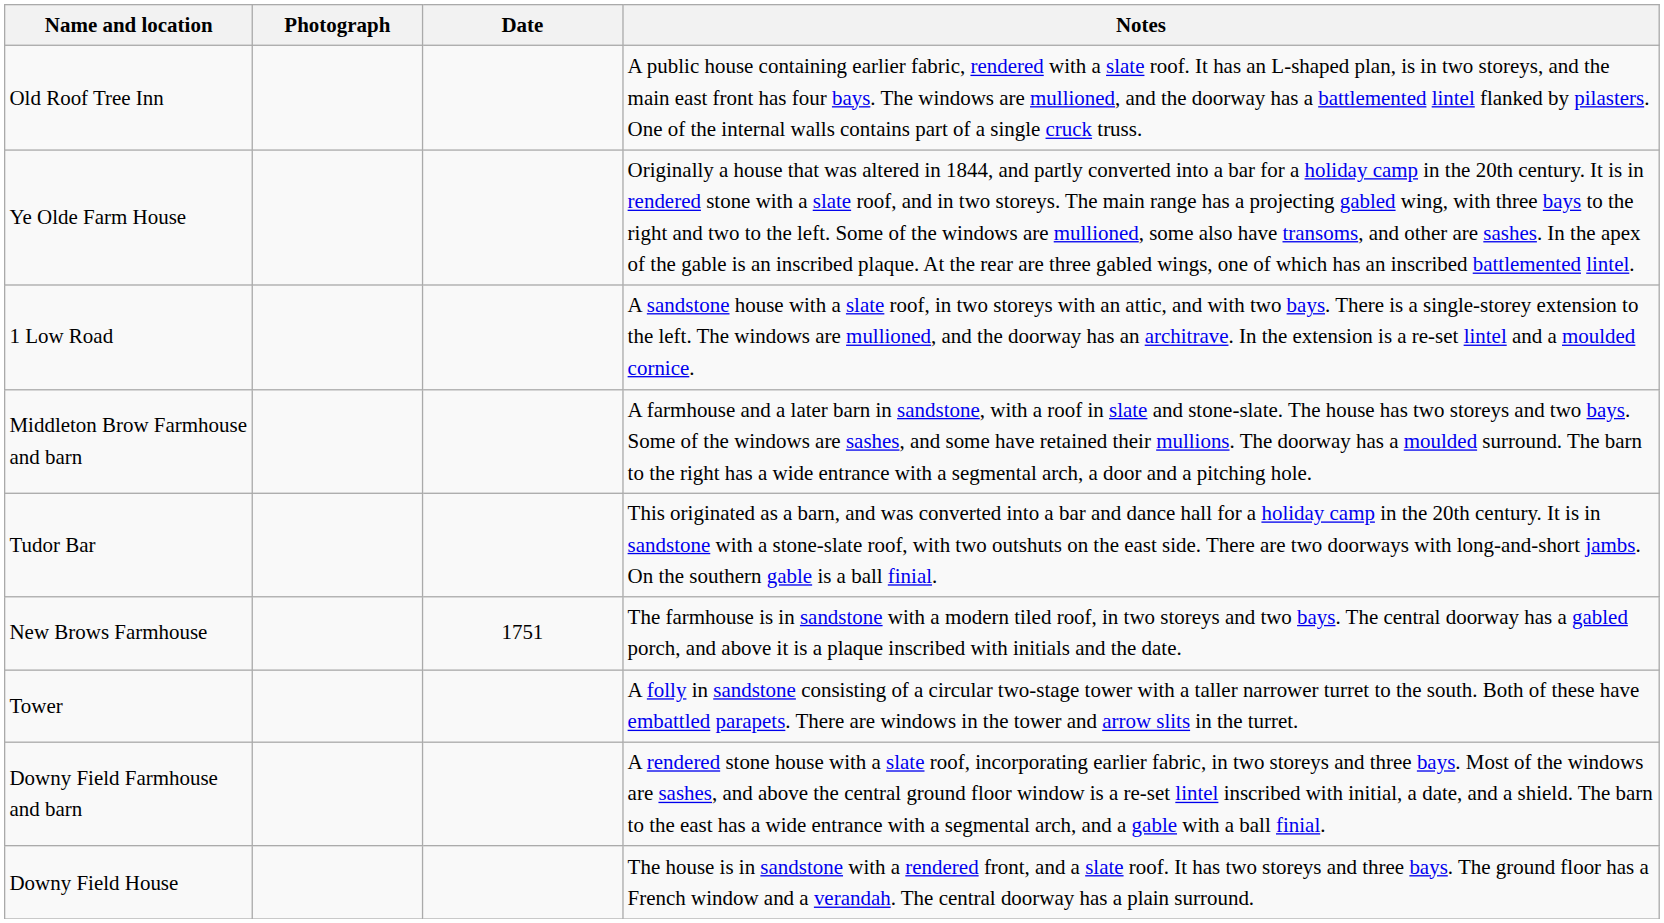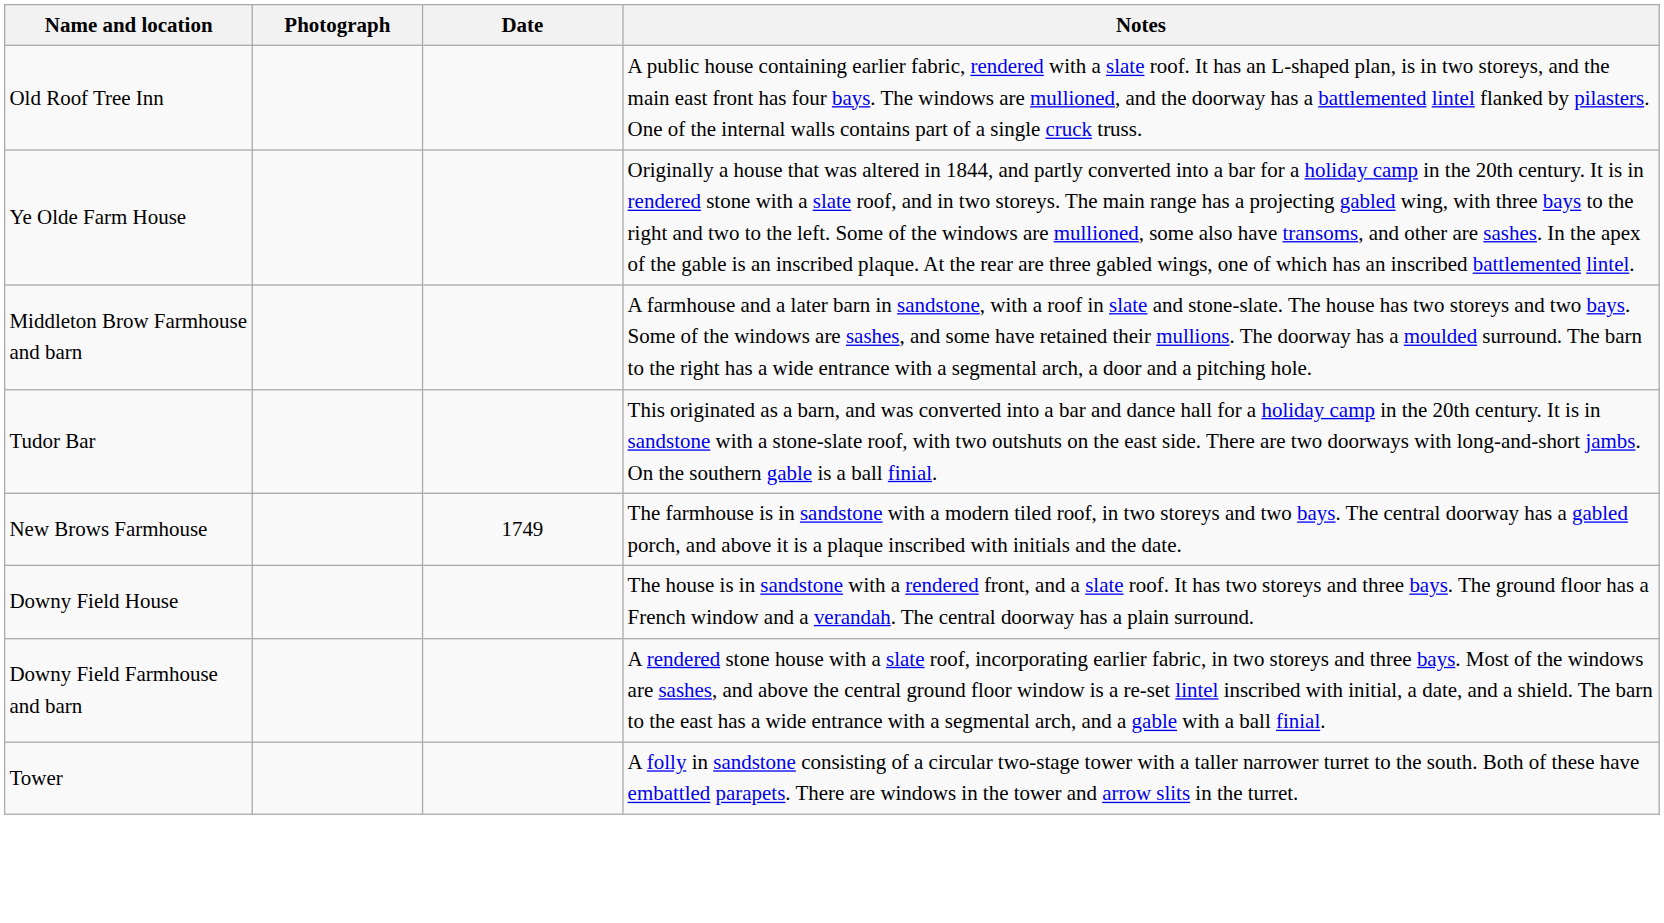- row: (61, 336)
(522, 633) 1751 -> (522, 529) 1749
rows swapped: (36, 705) <-> (94, 882)
